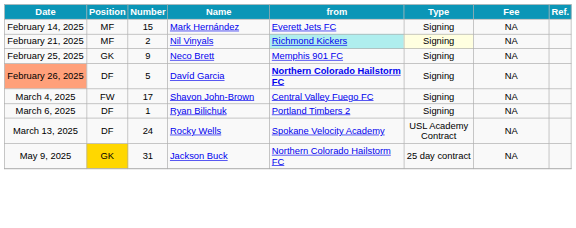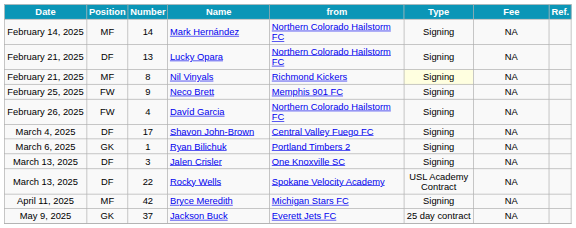(148, 27) 15 -> (148, 32) 14
(304, 27) Everett Jets FC -> (331, 32) Northern Colorado Hailstorm FC
+ row: (196, 57)
(148, 42) 2 -> (148, 77) 8
(309, 42) paleturquoise background -> (309, 77) no background
(107, 56) GK -> (107, 92) FW
(46, 76) lightsalmon background -> (46, 112) no background
(107, 76) DF -> (107, 112) FW
(148, 76) 5 -> (148, 112) 4
(336, 76) bold -> (331, 112) normal
(107, 96) FW -> (107, 132) DF
(107, 111) DF -> (107, 147) GK
+ row: (196, 162)
(148, 131) 24 -> (148, 182) 22
+ row: (201, 202)
(107, 156) gold background -> (107, 216) no background
(148, 156) 31 -> (148, 216) 37
(331, 156) Northern Colorado Hailstorm FC -> (304, 216) Everett Jets FC
